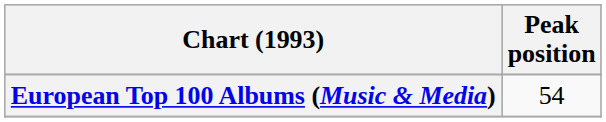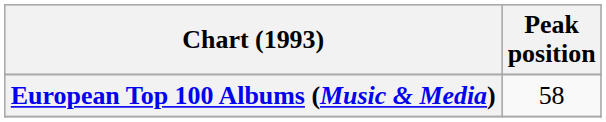(552, 95) 54 -> (552, 95) 58
